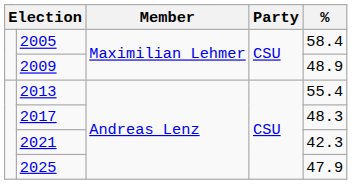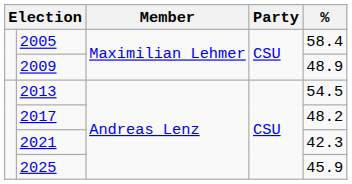(325, 92) 55.4 -> (325, 92) 54.5
(325, 117) 48.3 -> (325, 117) 48.2
(325, 167) 47.9 -> (325, 167) 45.9
